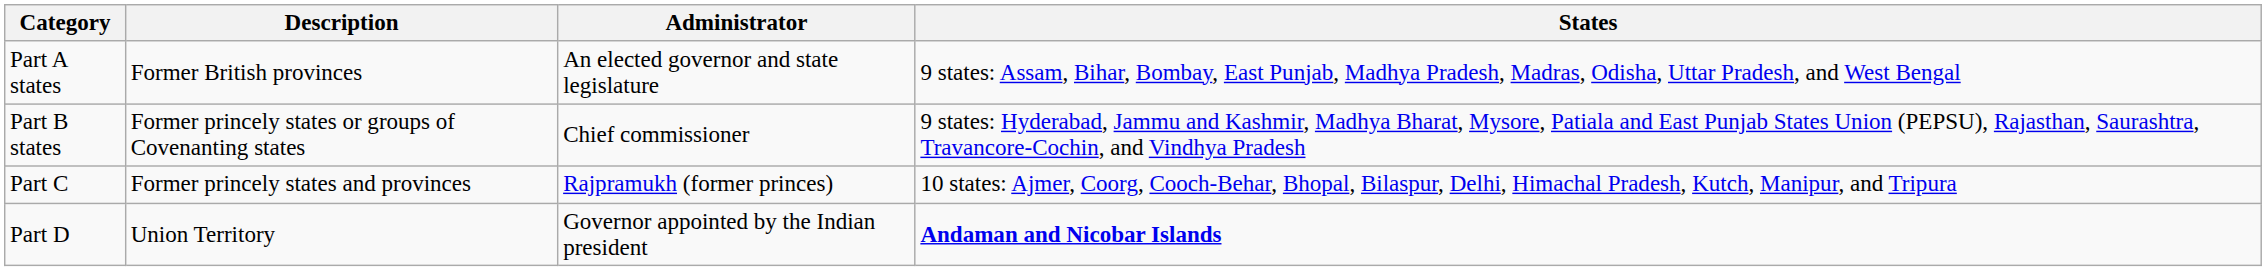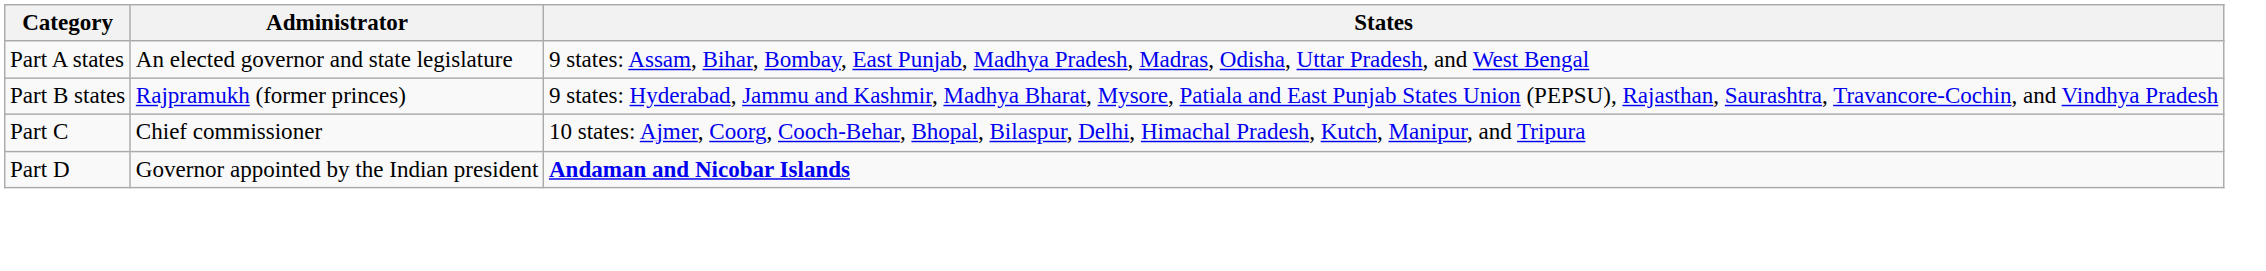- column: (342, 22)
(656, 134) Chief commissioner -> (271, 95) Rajpramukh (former princes)
(698, 184) Rajpramukh (former princes) -> (229, 132) Chief commissioner
